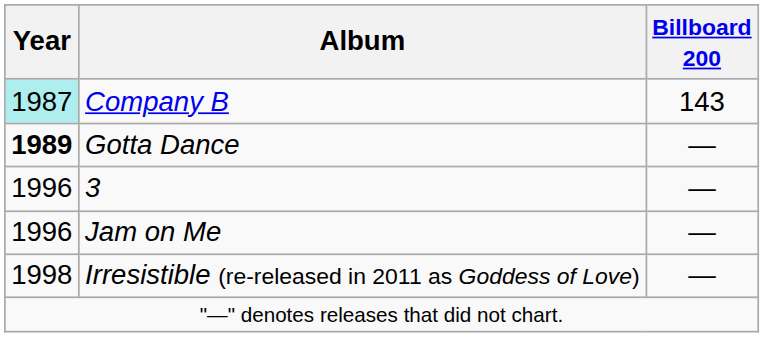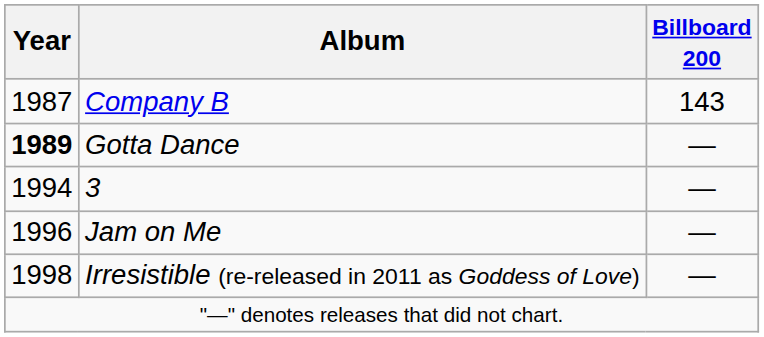(42, 100) paleturquoise background -> (42, 100) no background
(42, 188) 1996 -> (42, 188) 1994
